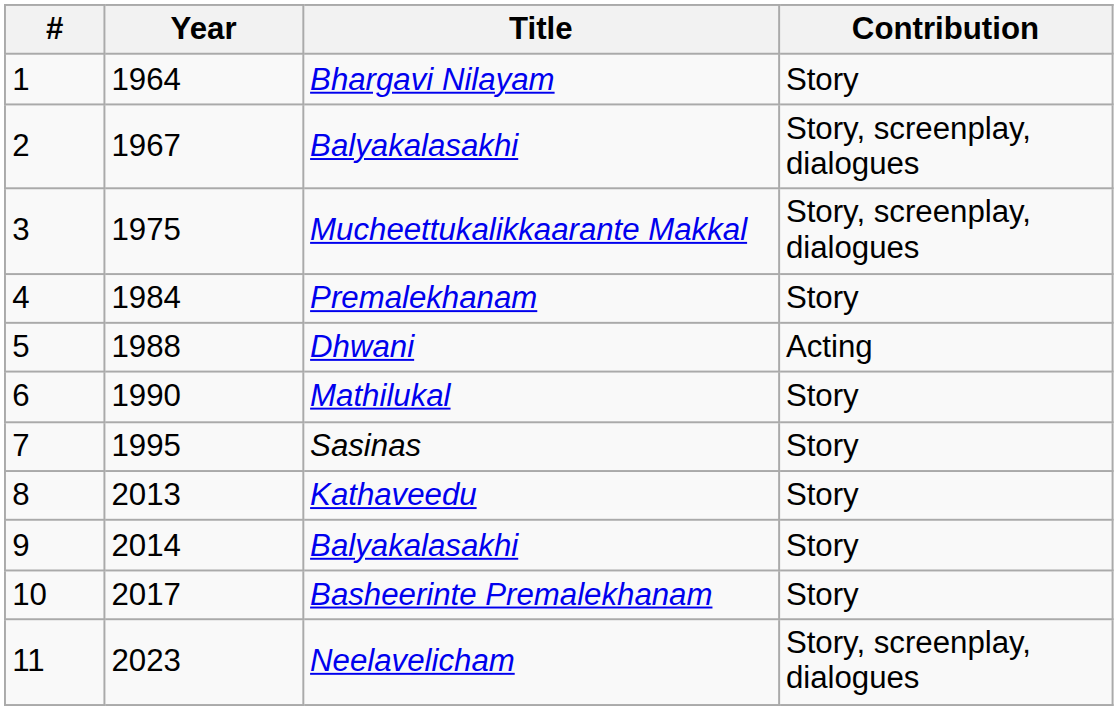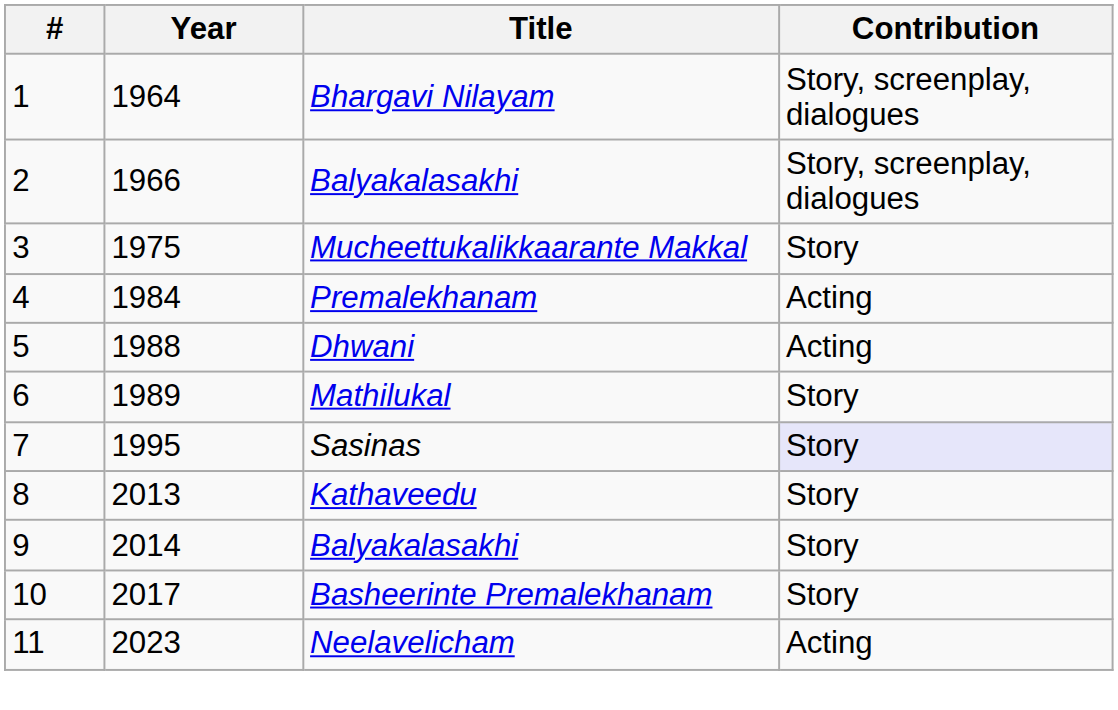(822, 78) Story -> (908, 96) Story, screenplay, dialogues
(146, 145) 1967 -> (146, 180) 1966
(908, 230) Story, screenplay, dialogues -> (822, 247) Story
(822, 297) Story -> (829, 297) Acting
(146, 396) 1990 -> (146, 396) 1989
(822, 445) no background -> (822, 445) lavender background
(908, 661) Story, screenplay, dialogues -> (829, 643) Acting
